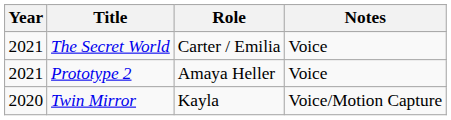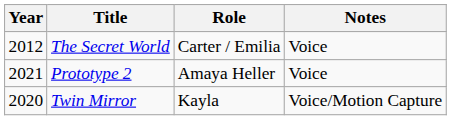(26, 45) 2021 -> (26, 45) 2012
